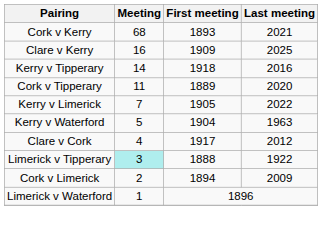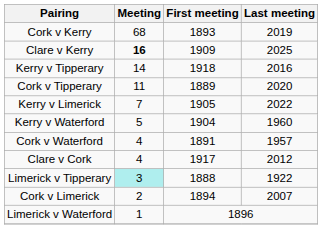(280, 31) 2021 -> (280, 31) 2019
(139, 50) normal -> (139, 50) bold
(280, 123) 1963 -> (280, 123) 1960
+ row: (60, 141)
(280, 178) 2009 -> (280, 196) 2007
